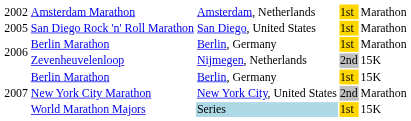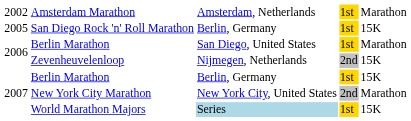(256, 28) San Diego, United States -> (237, 28) Berlin, Germany
(384, 28) Marathon -> (371, 28) 15K
(237, 44) Berlin, Germany -> (256, 44) San Diego, United States
